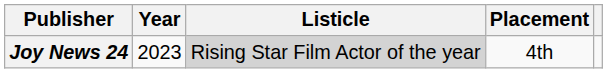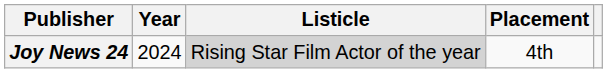(160, 51) 2023 -> (160, 51) 2024
